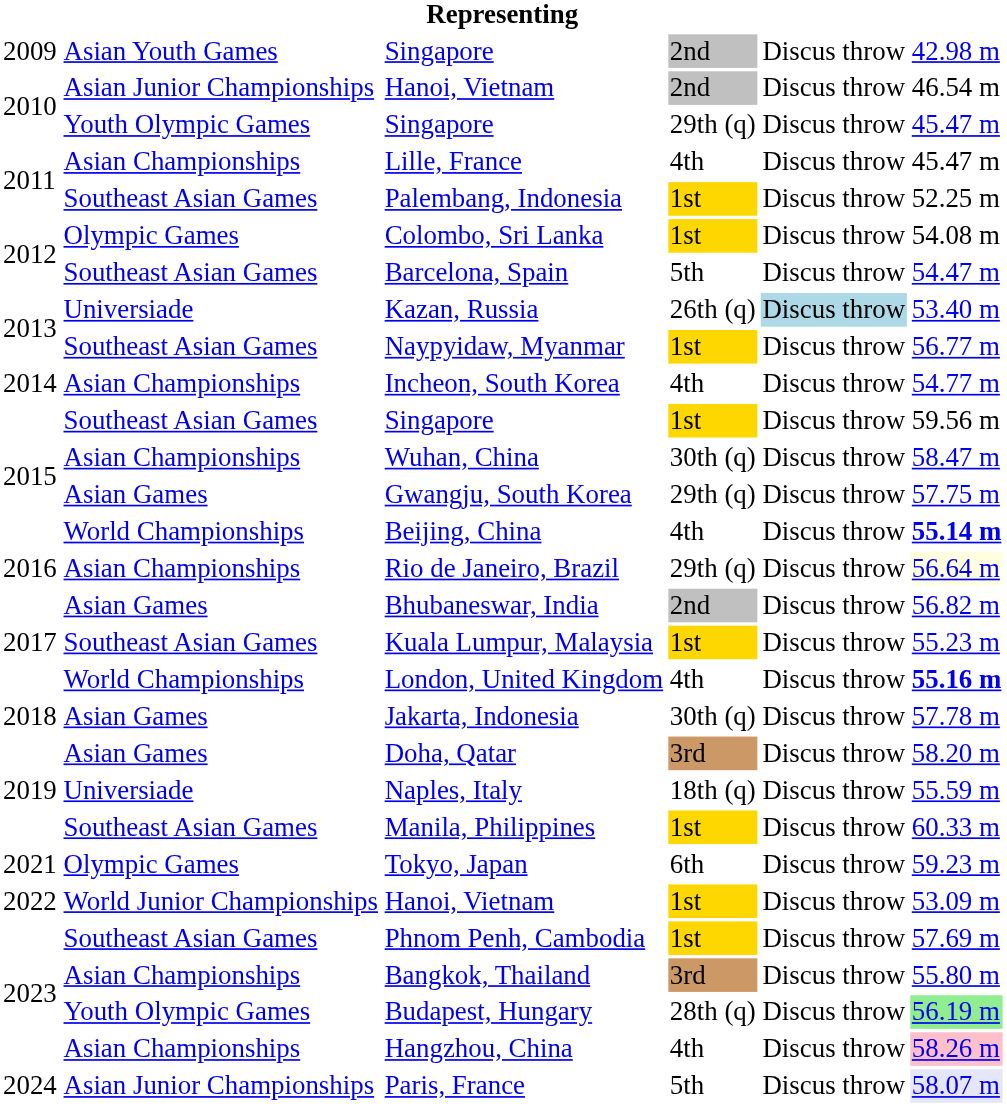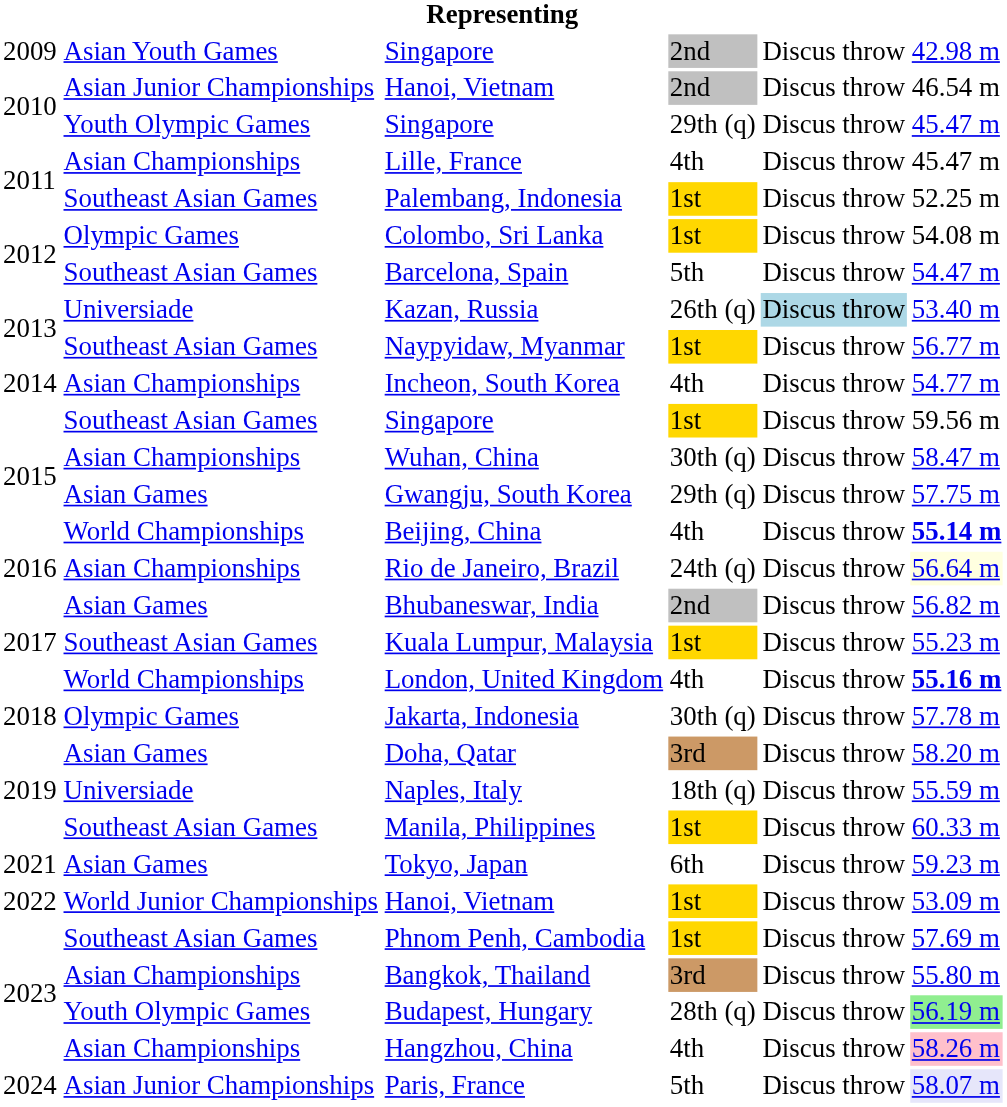(713, 568) 29th (q) -> (713, 568) 24th (q)
(136, 716) Asian Games -> (151, 716) Olympic Games
(151, 863) Olympic Games -> (136, 863) Asian Games
